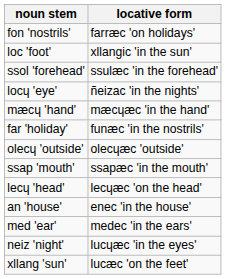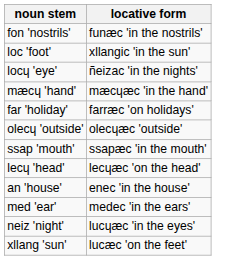(143, 33) farræc 'on holidays' -> (146, 33) funæc 'in the nostrils'
- row: (46, 71)
(147, 129) funæc 'in the nostrils' -> (141, 110) farræc 'on holidays'
